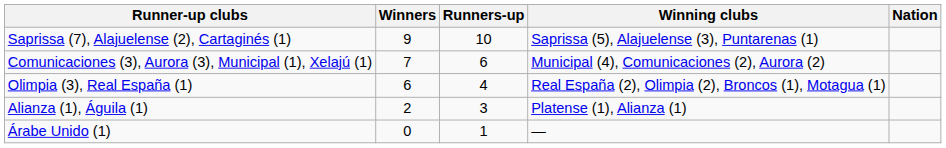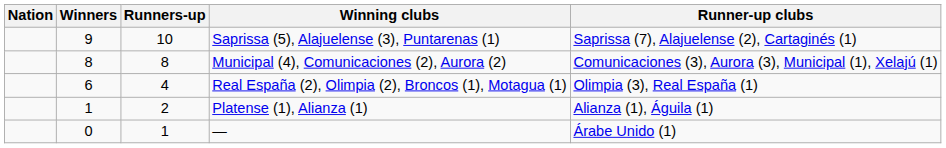columns swapped: (915, 16) <-> (190, 16)
(407, 62) 7 -> (88, 62) 8
(484, 62) 6 -> (165, 62) 8
(407, 108) 2 -> (88, 108) 1
(484, 108) 3 -> (165, 108) 2
